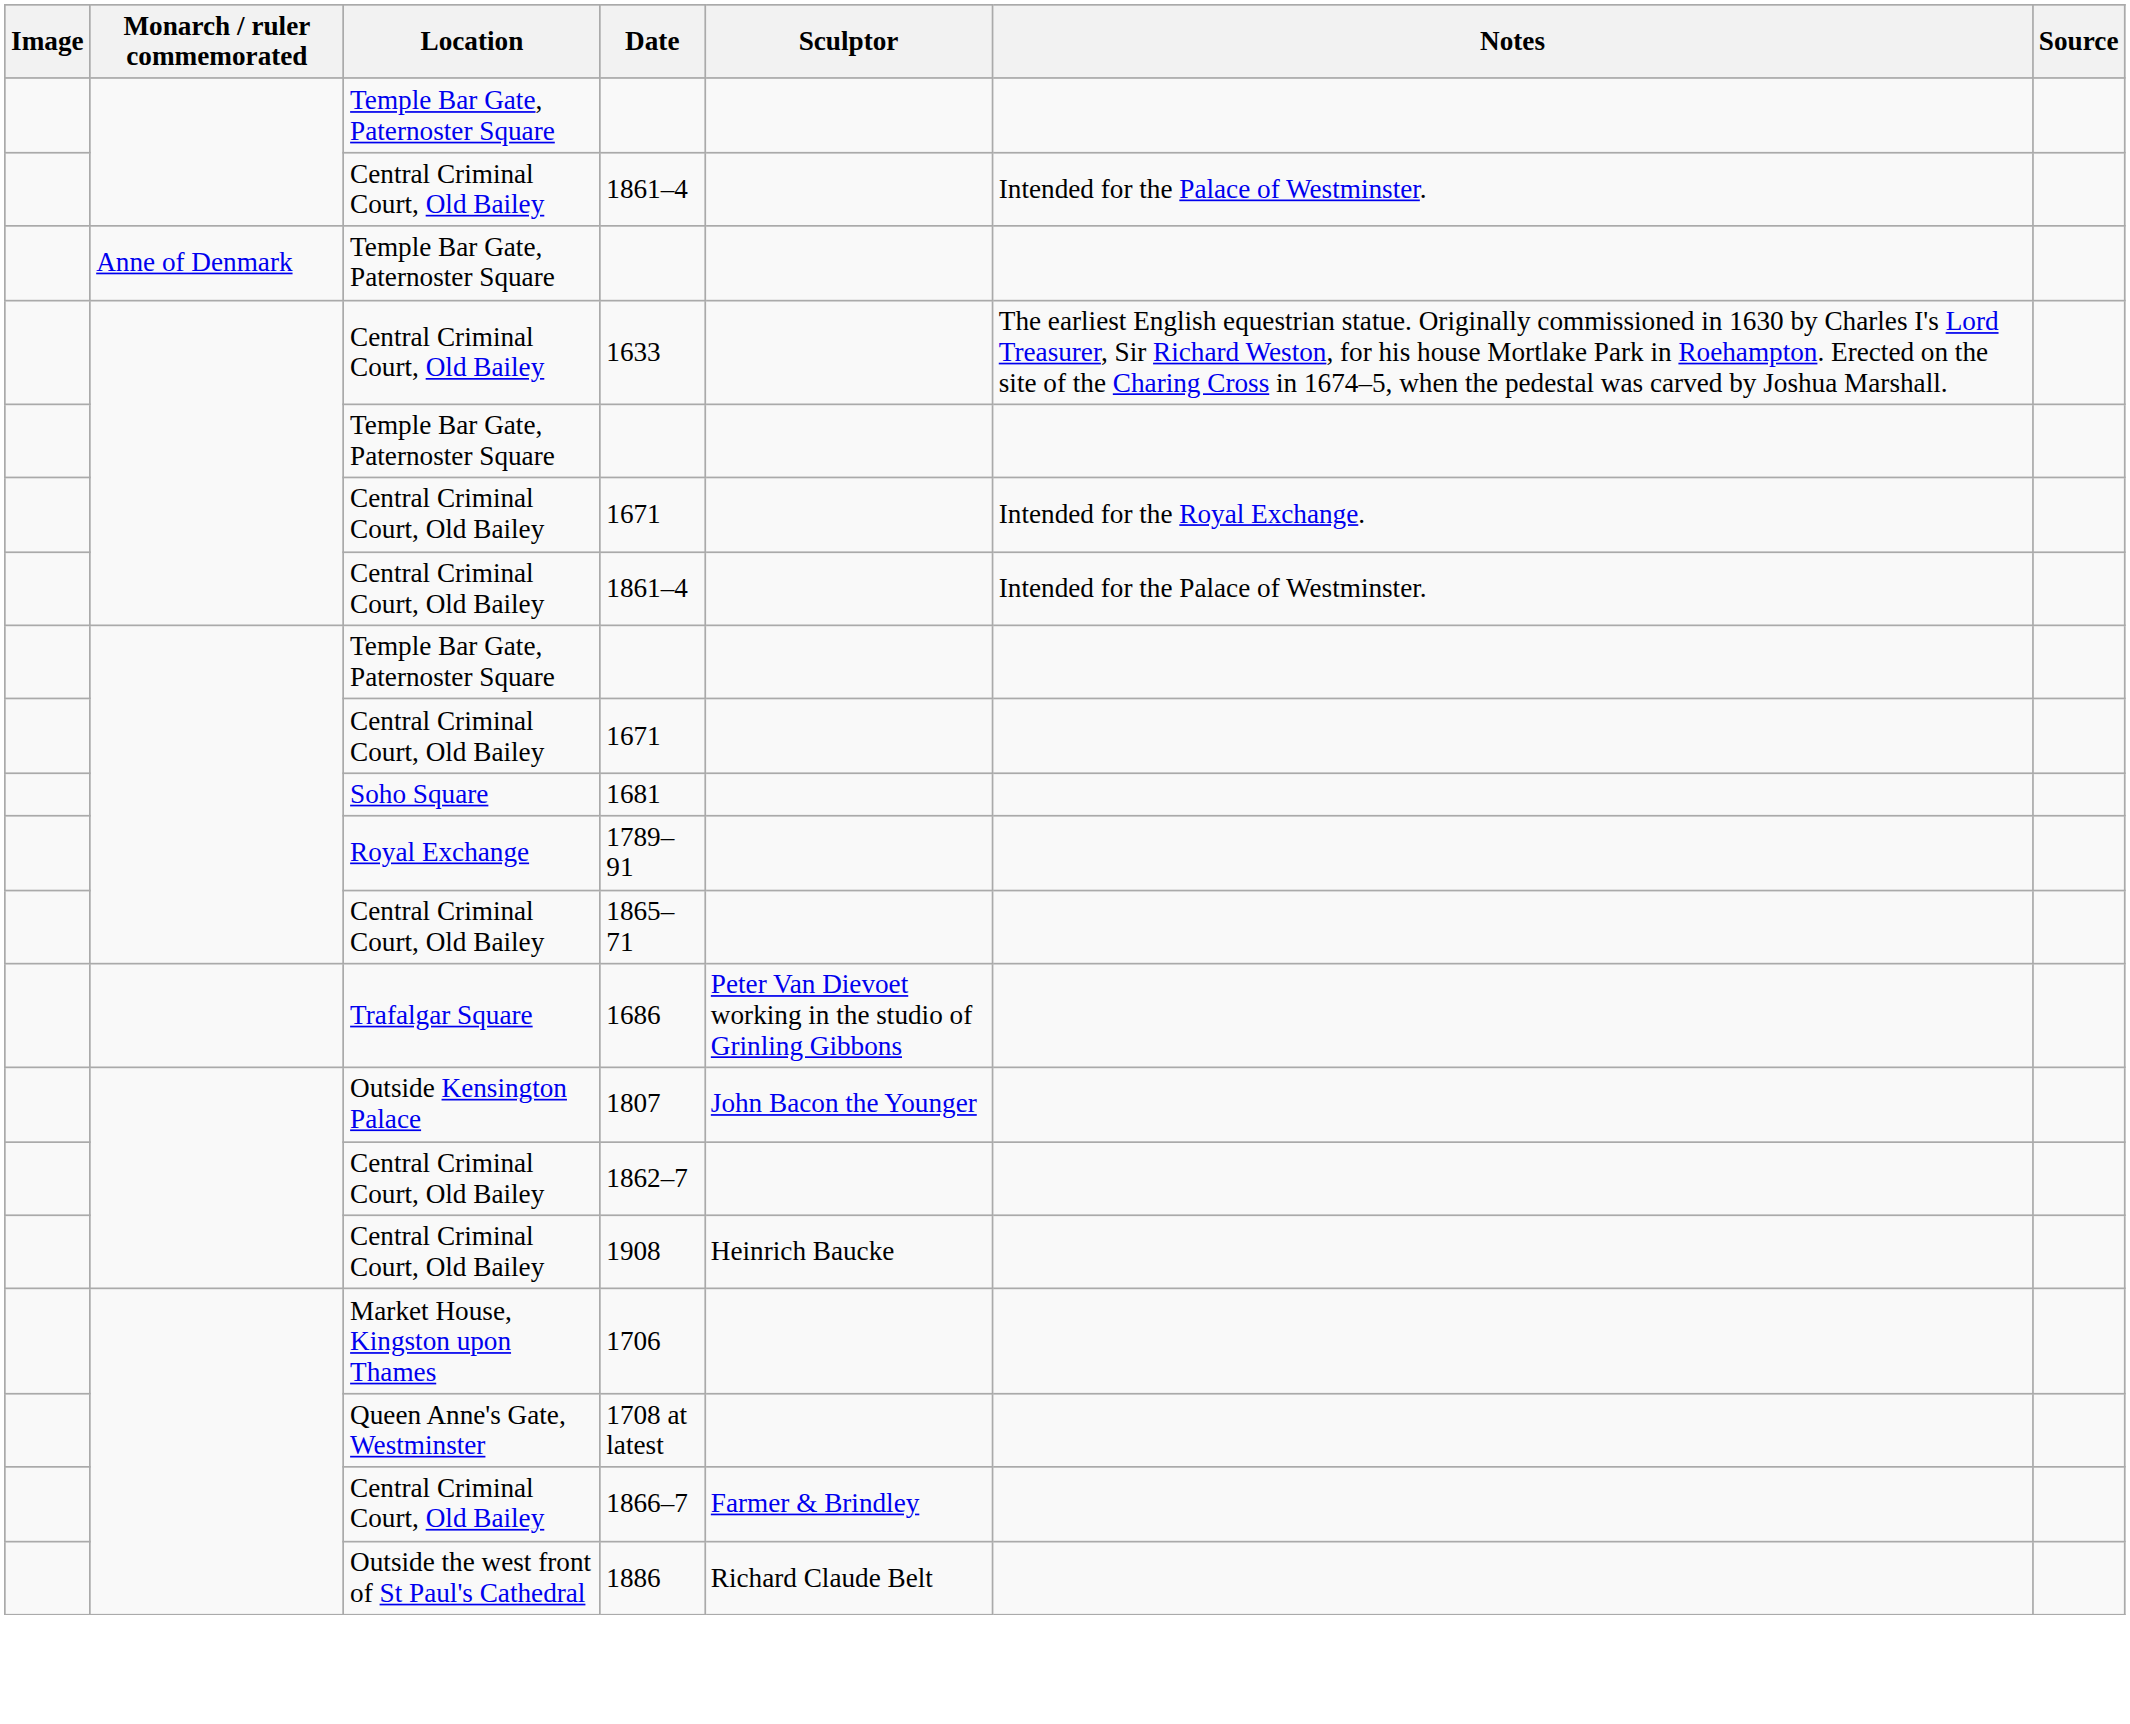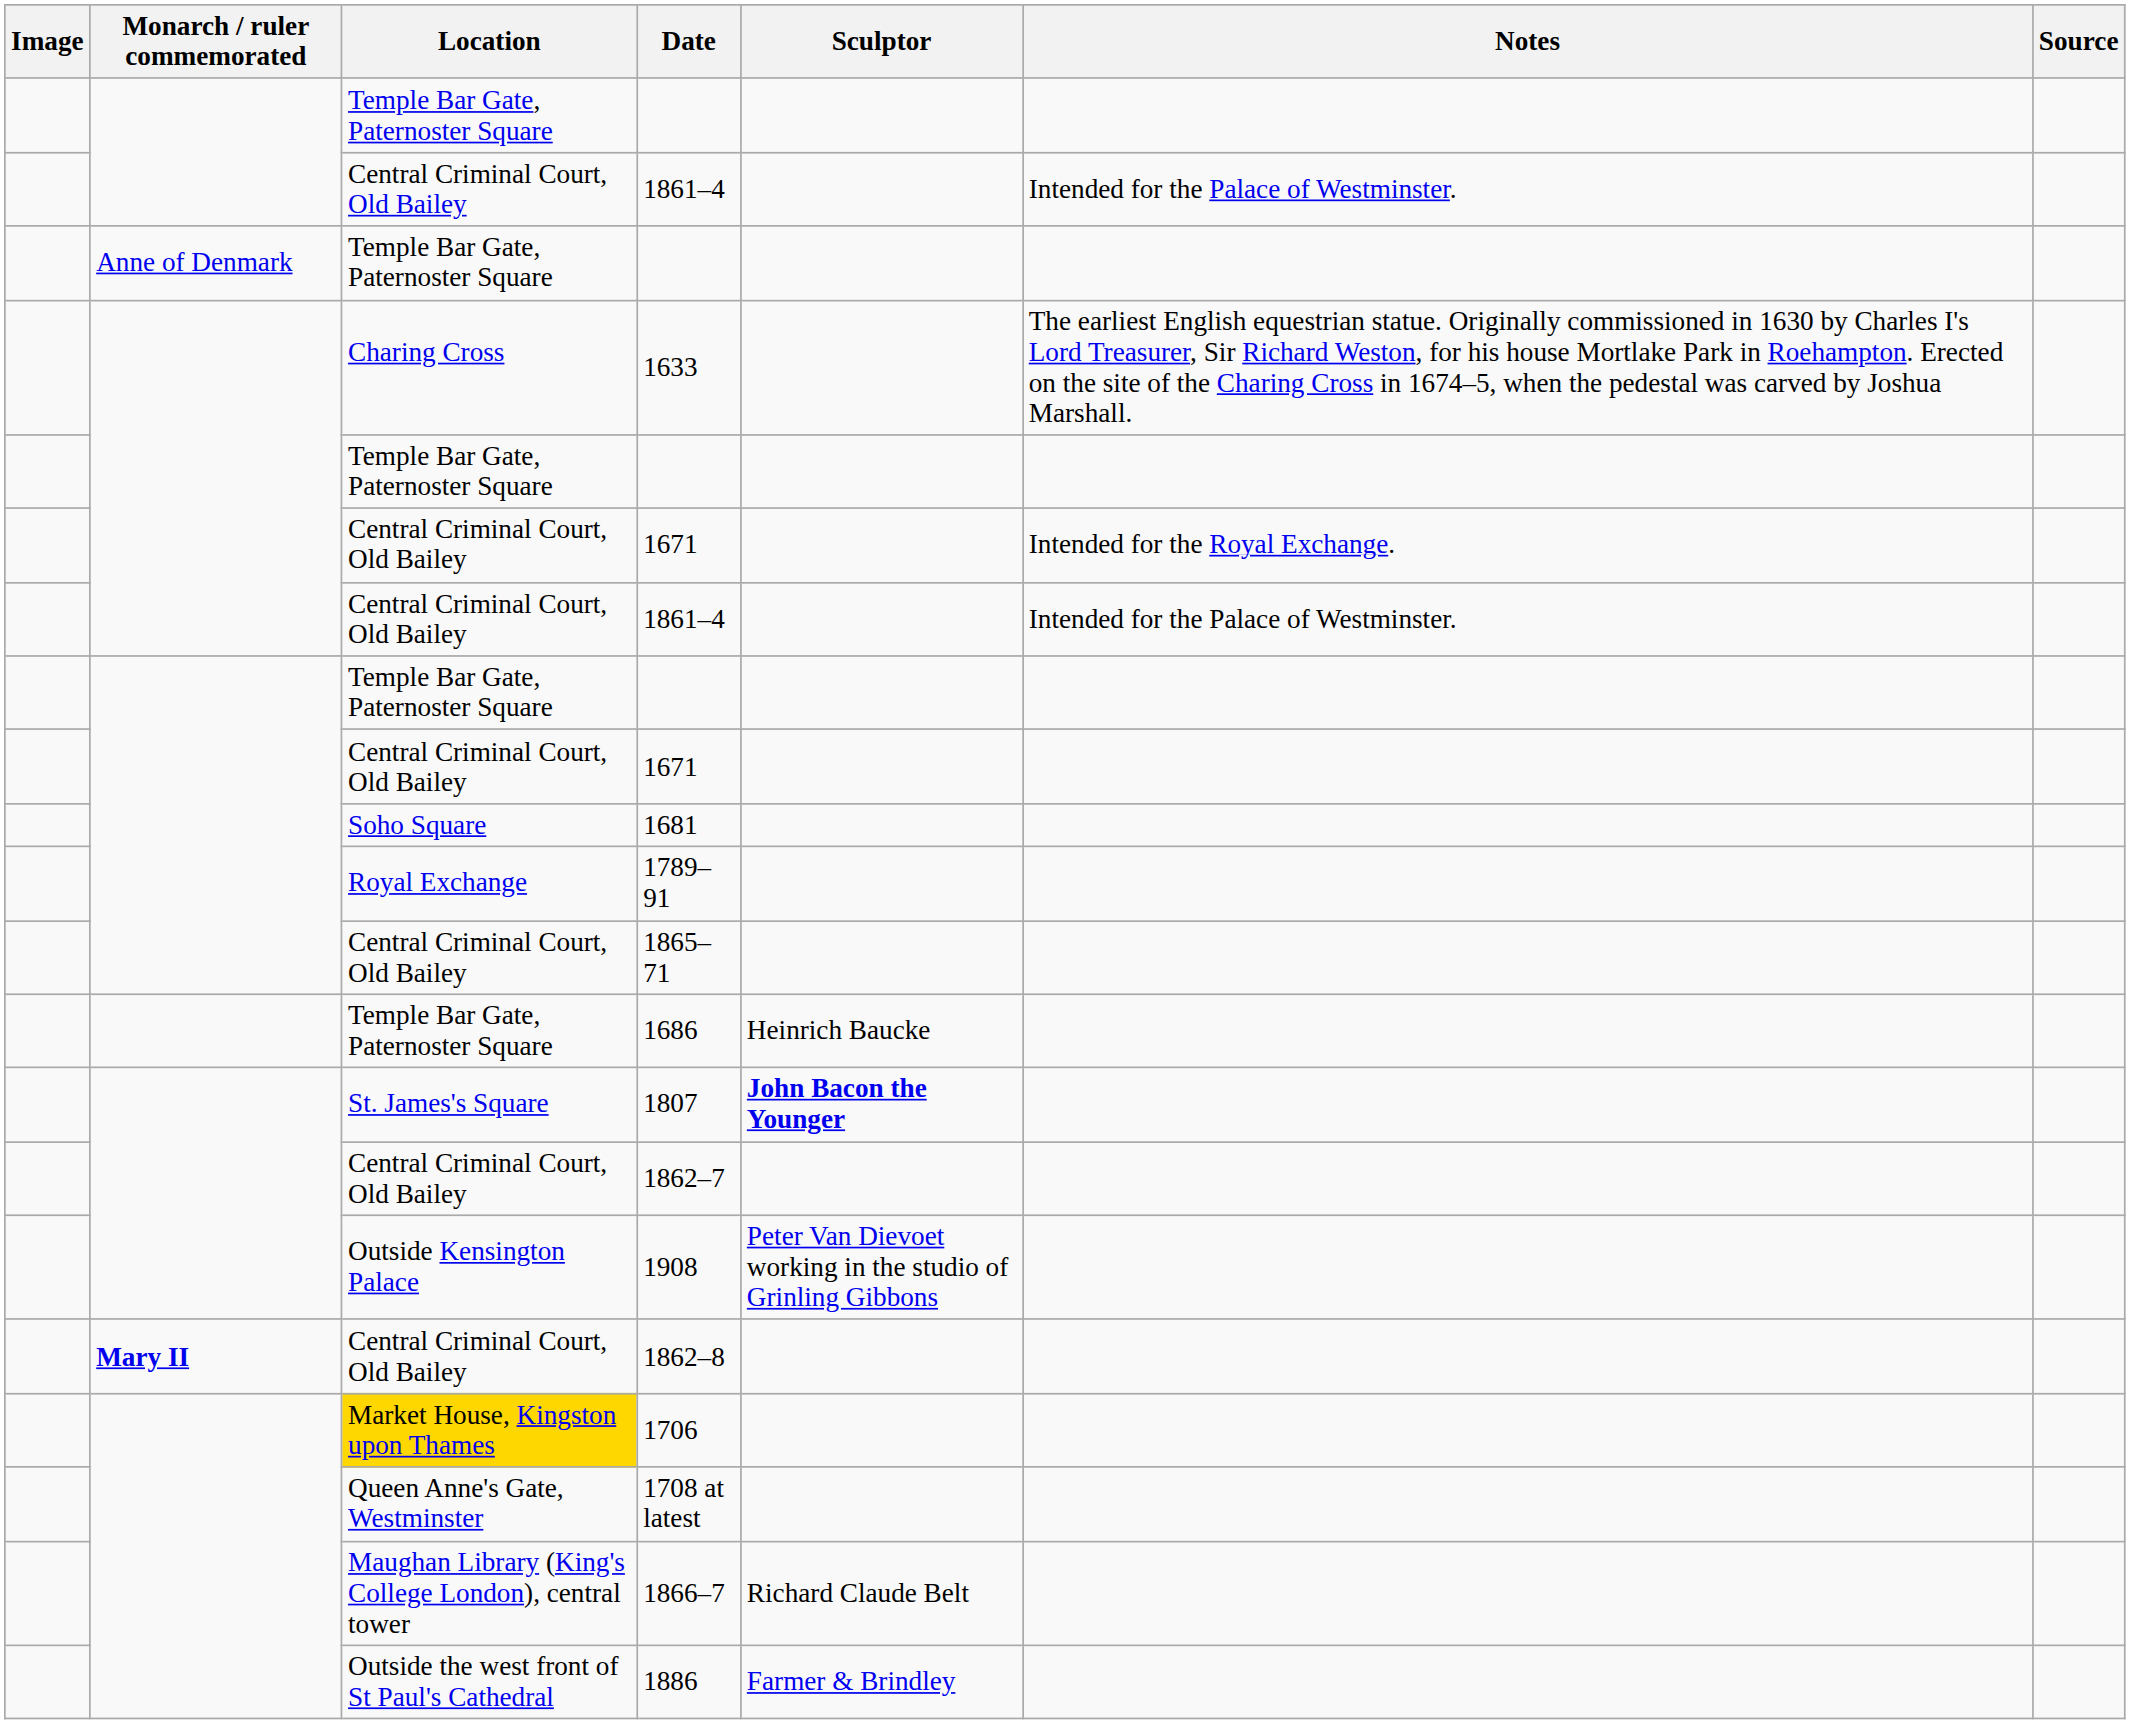(447, 351) Central Criminal Court, Old Bailey -> (426, 351) Charing Cross
(441, 1015) Trafalgar Square -> (450, 1030) Temple Bar Gate, Paternoster Square
(842, 1015) Peter Van Dievoet working in the studio of Grinling Gibbons -> (839, 1030) Heinrich Baucke
(459, 1104) Outside Kensington Palace -> (448, 1104) St. James's Square
(844, 1104) normal -> (837, 1104) bold
(447, 1251) Central Criminal Court, Old Bailey -> (456, 1267) Outside Kensington Palace
(803, 1251) Heinrich Baucke -> (878, 1267) Peter Van Dievoet working in the studio of Grinling Gibbons
+ row: (143, 1356)
(431, 1340) no background -> (482, 1429) gold background
(447, 1503) Central Criminal Court, Old Bailey -> (486, 1592) Maughan Library (King's College London), central tower
(815, 1503) Farmer & Brindley -> (858, 1592) Richard Claude Belt
(822, 1577) Richard Claude Belt -> (851, 1681) Farmer & Brindley
